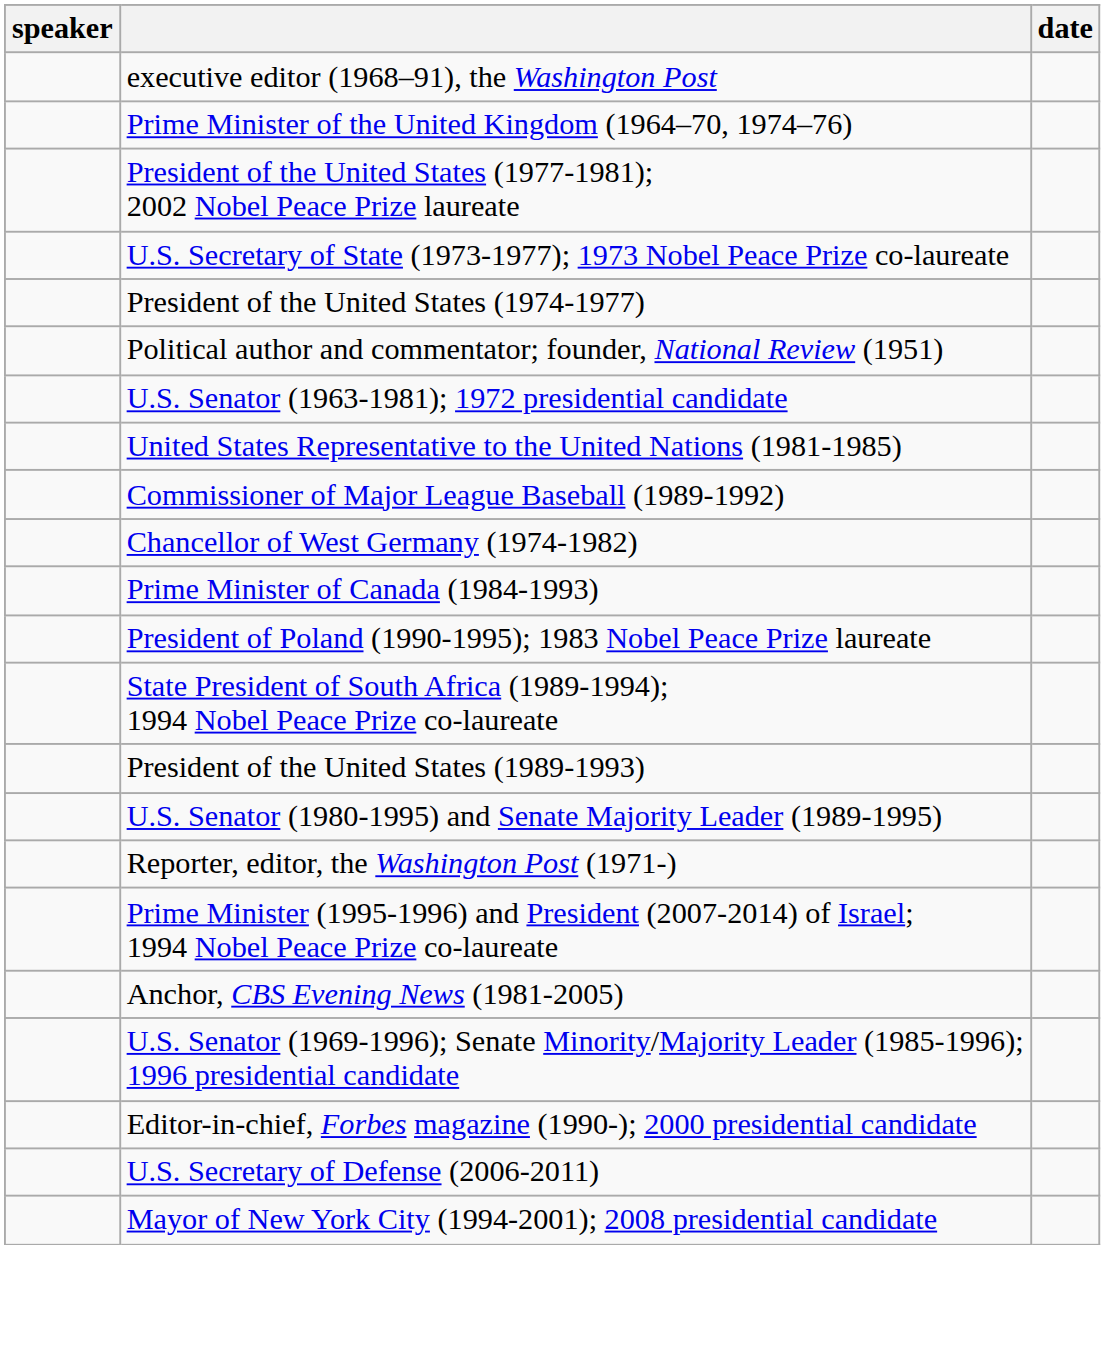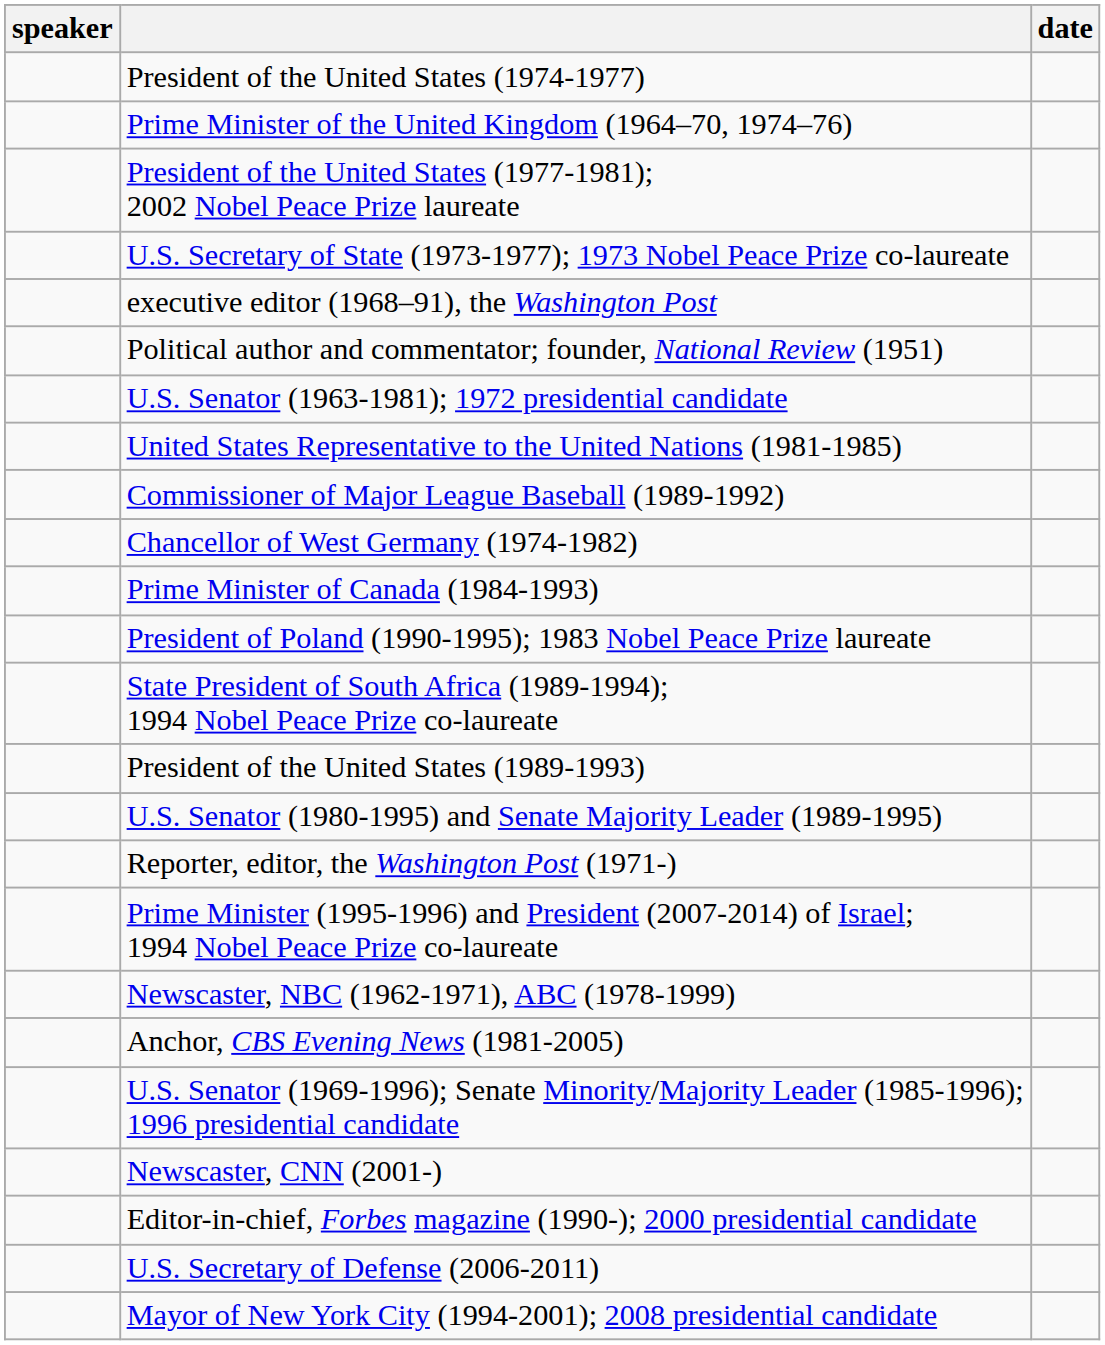rows swapped: (422, 76) <-> (386, 302)
+ row: (431, 993)
+ row: (284, 1171)
